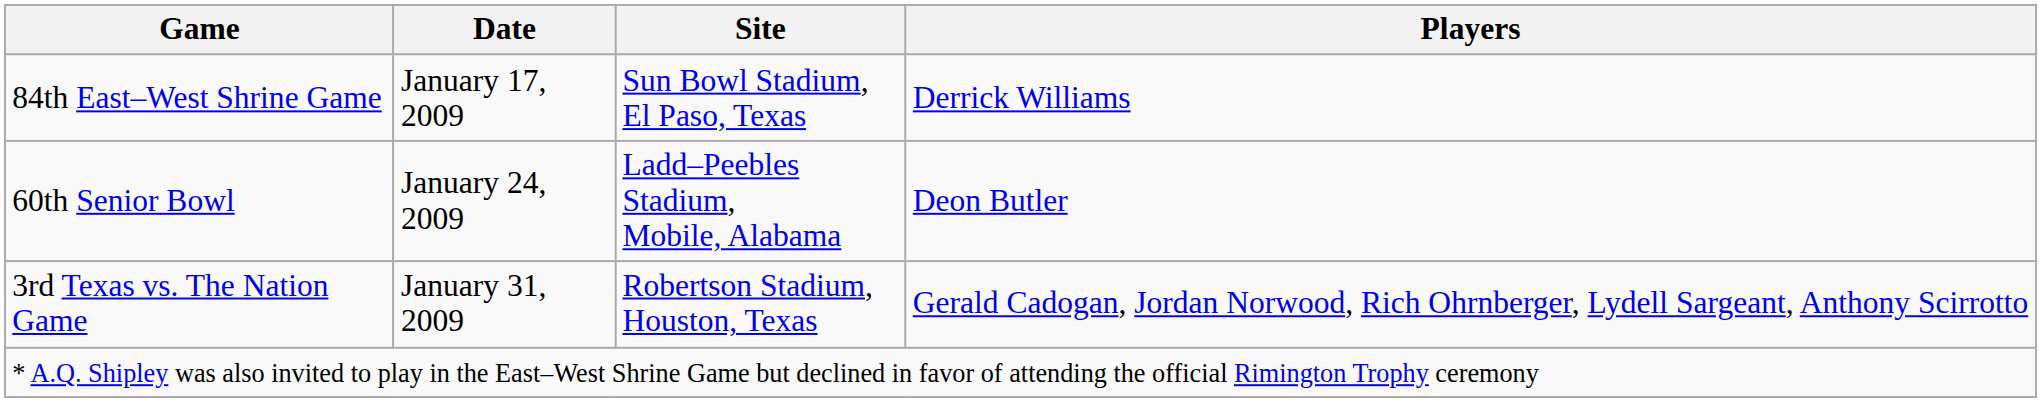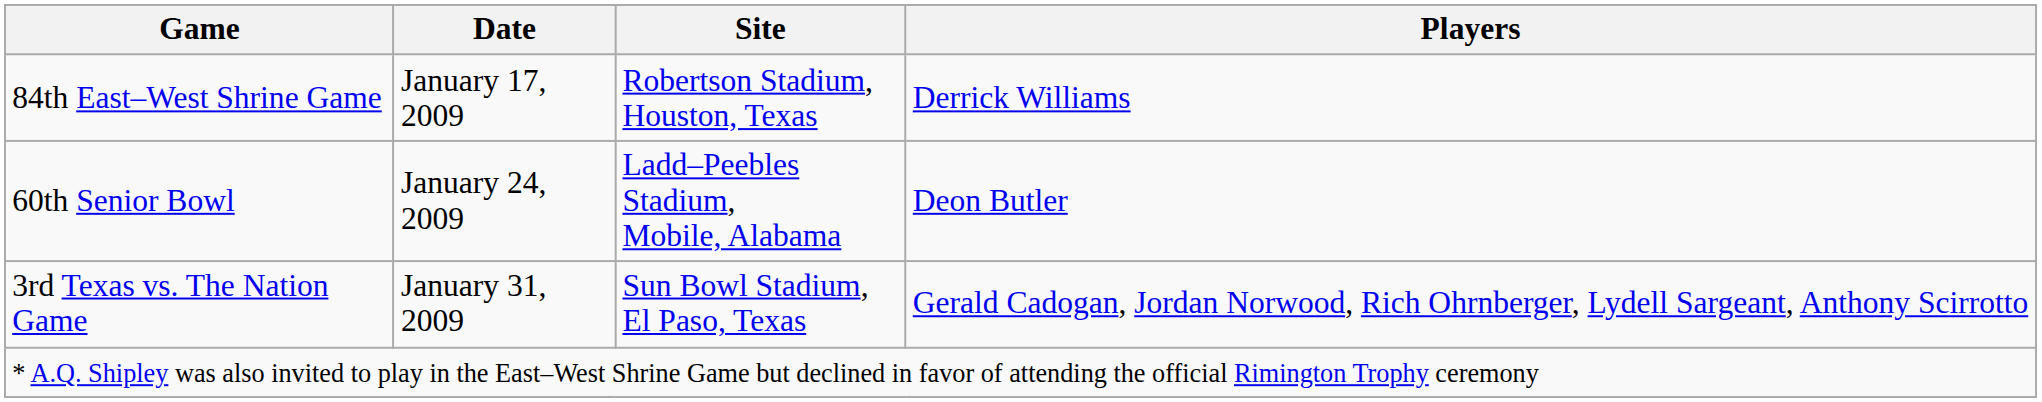(745, 97) Sun Bowl Stadium, El Paso, Texas -> (748, 97) Robertson Stadium, Houston, Texas
(748, 303) Robertson Stadium, Houston, Texas -> (745, 303) Sun Bowl Stadium, El Paso, Texas
